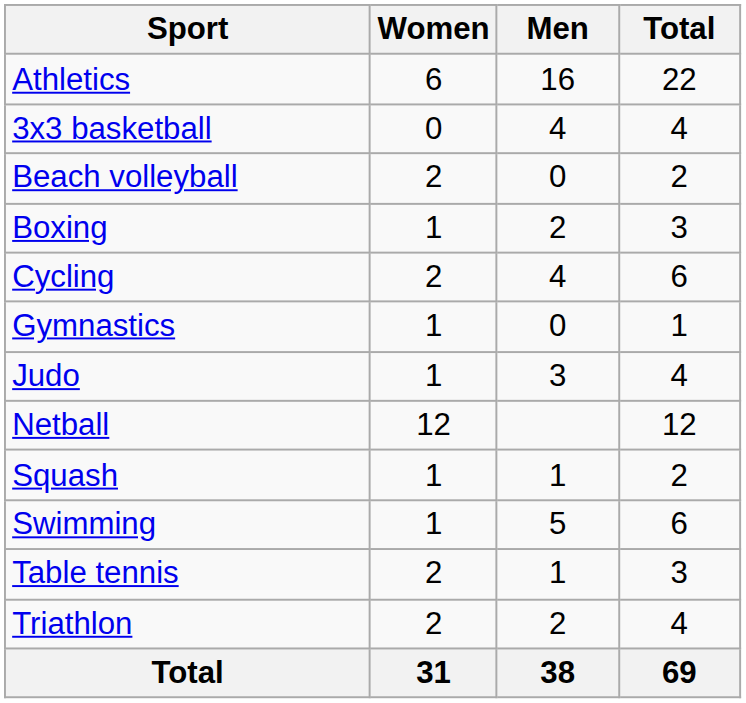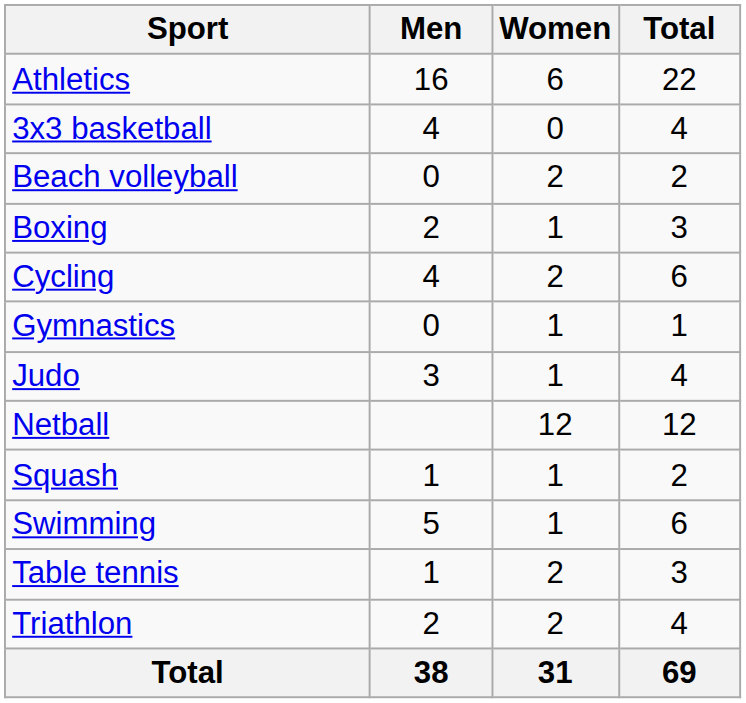columns swapped: (558, 29) <-> (434, 29)
